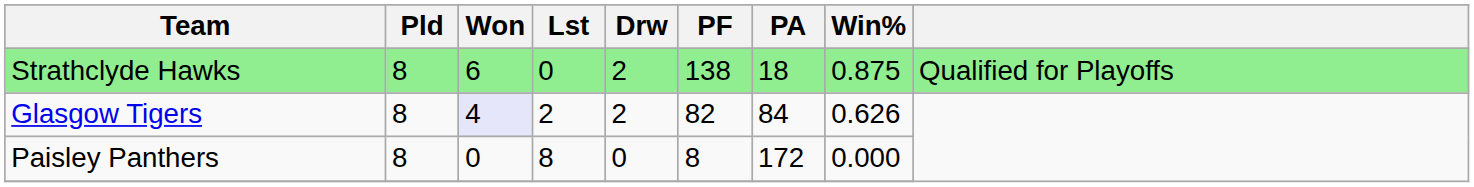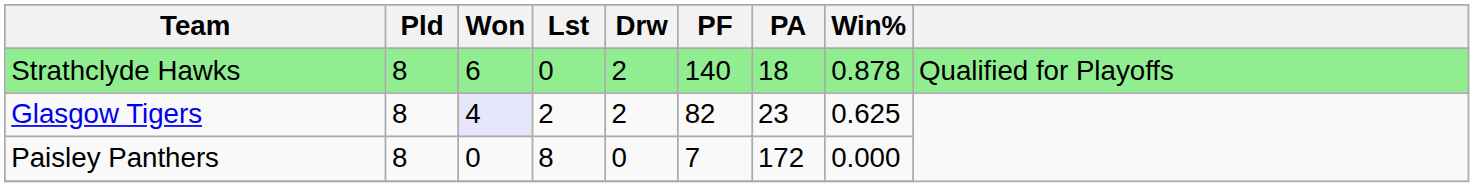(708, 70) 138 -> (708, 70) 140
(866, 70) 0.875 -> (866, 70) 0.878
(773, 114) 84 -> (773, 114) 23
(866, 114) 0.626 -> (866, 114) 0.625
(692, 158) 8 -> (692, 158) 7
